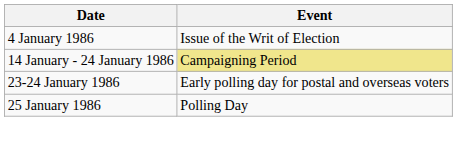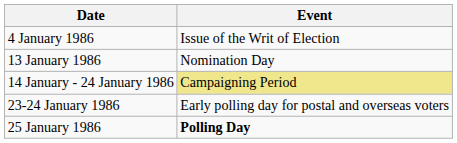+ row: (54, 60)
(214, 104) normal -> (215, 127) bold
